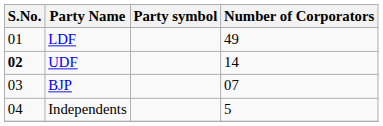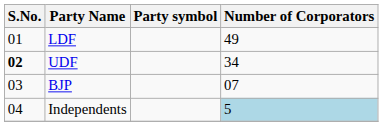(231, 62) 14 -> (231, 62) 34
(228, 109) no background -> (228, 109) lightblue background
